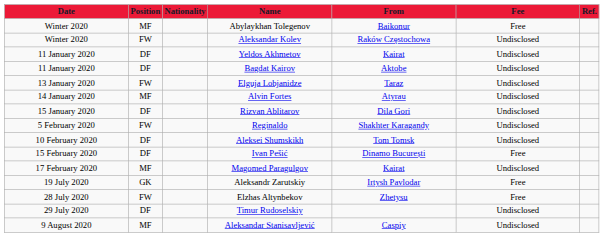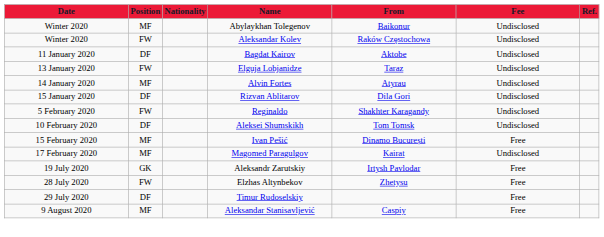(518, 26) Free -> (518, 26) Undisclosed
- row: (270, 54)
(145, 154) DF -> (145, 140) MF
(518, 211) Undisclosed -> (518, 197) Free
(518, 225) Undisclosed -> (518, 211) Free
